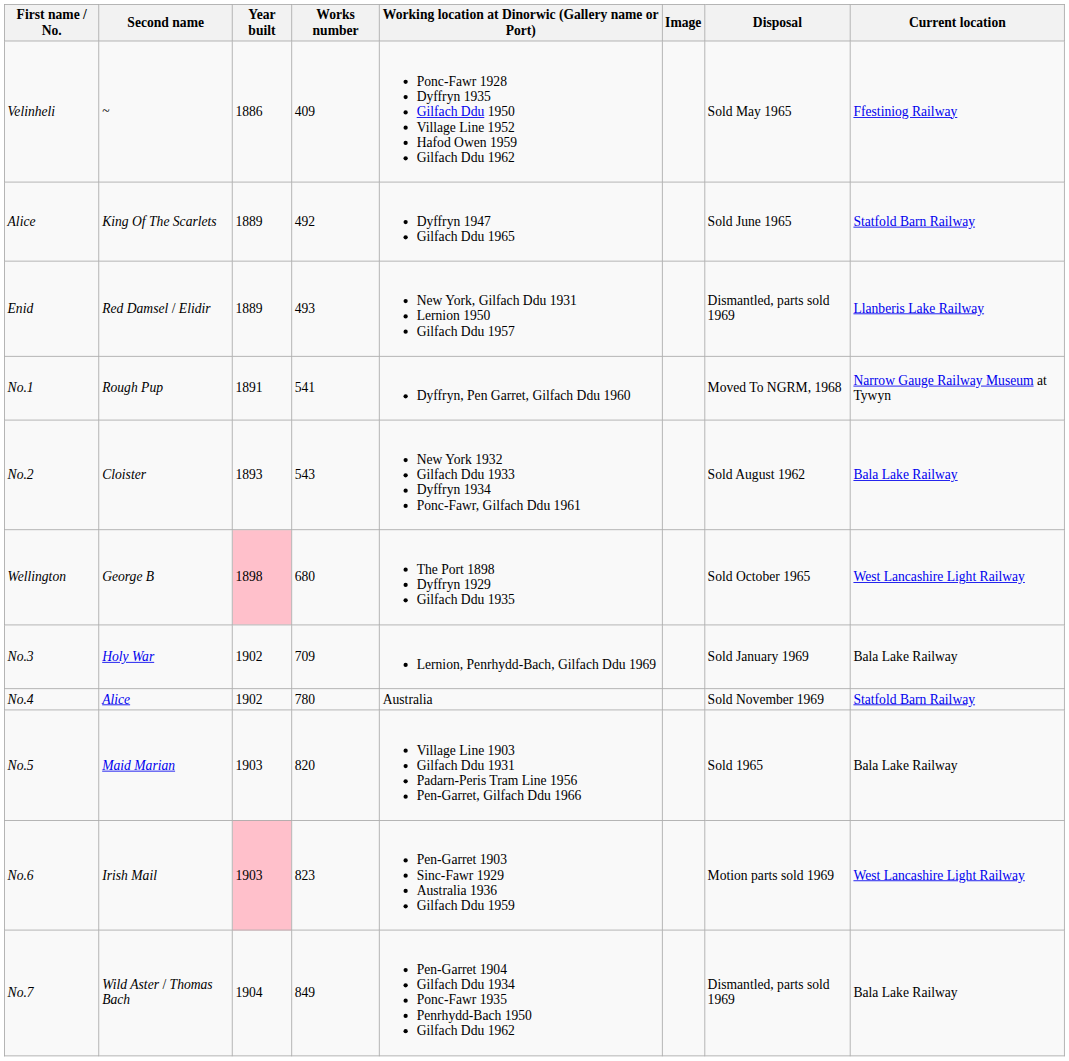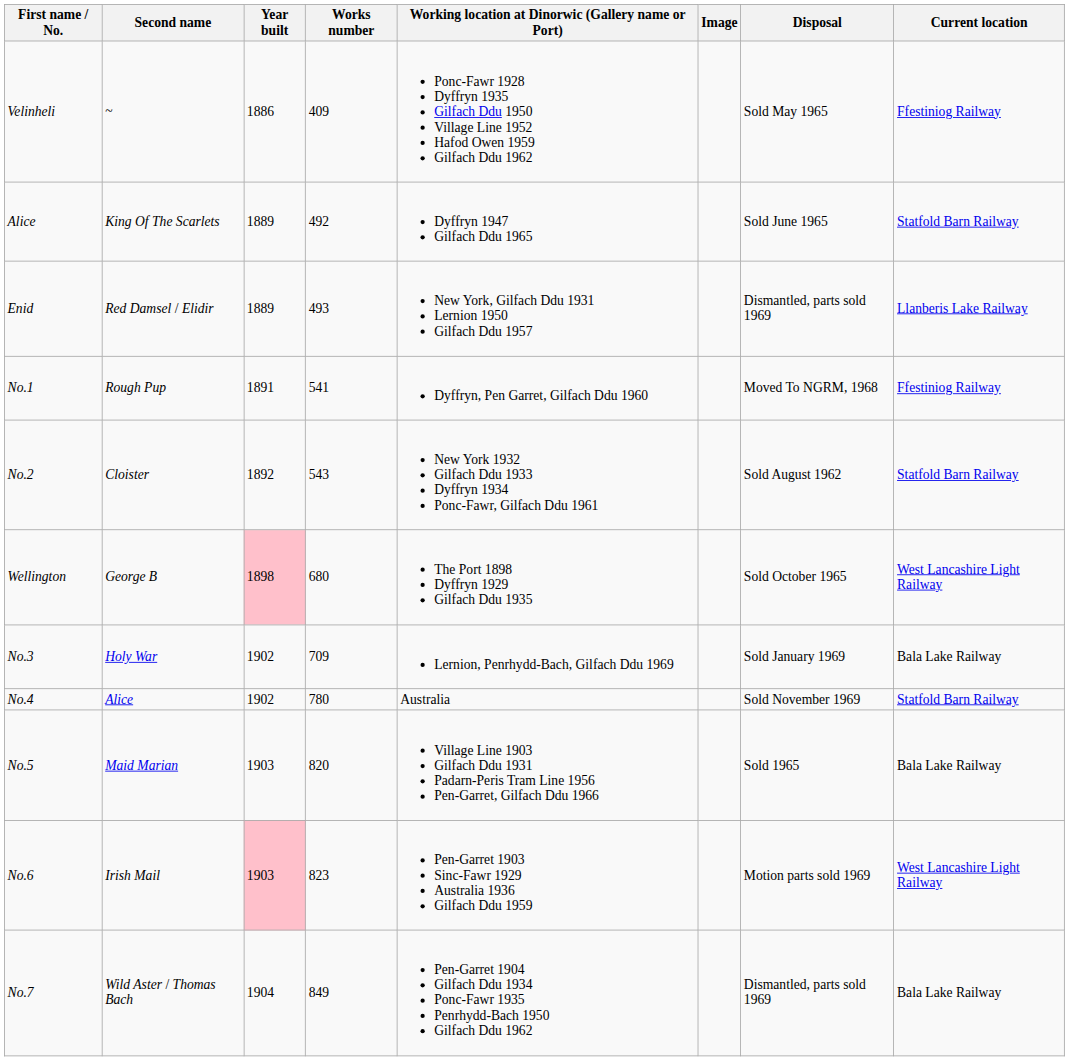(950, 388) Narrow Gauge Railway Museum at Tywyn -> (949, 388) Ffestiniog Railway
(249, 475) 1893 -> (260, 475) 1892
(906, 475) Bala Lake Railway -> (958, 475) Statfold Barn Railway
